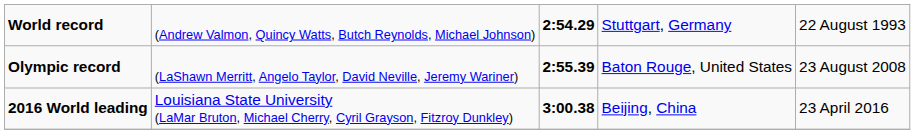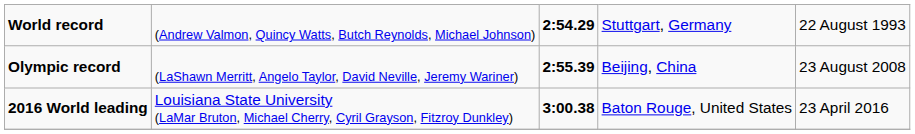(697, 66) Baton Rouge, United States -> (649, 66) Beijing, China
(649, 108) Beijing, China -> (697, 108) Baton Rouge, United States
